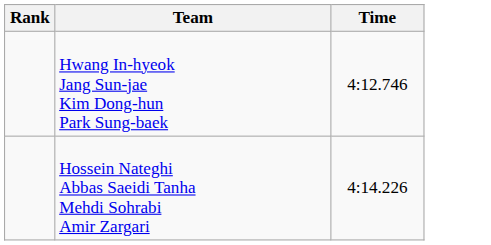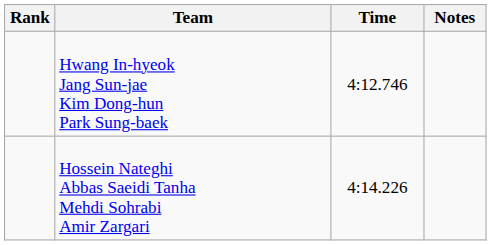+ column: (455, 18)
